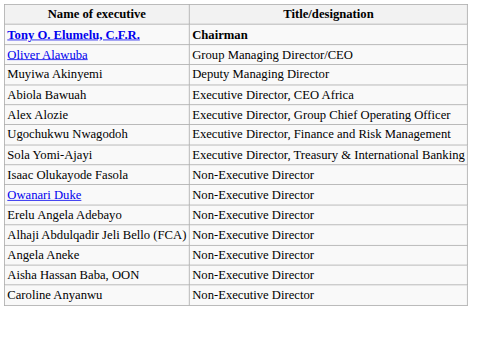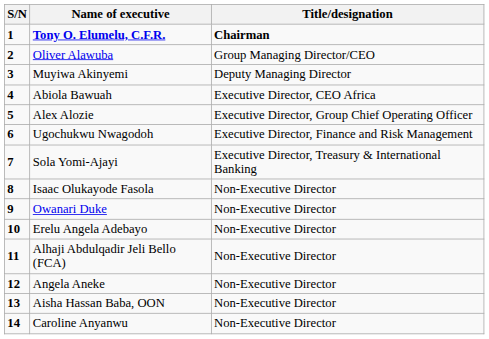+ column: (17, 14)
